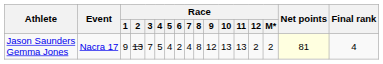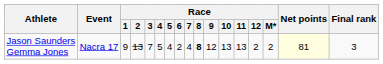(199, 47) normal -> (199, 47) bold
(354, 47) 4 -> (354, 47) 3
